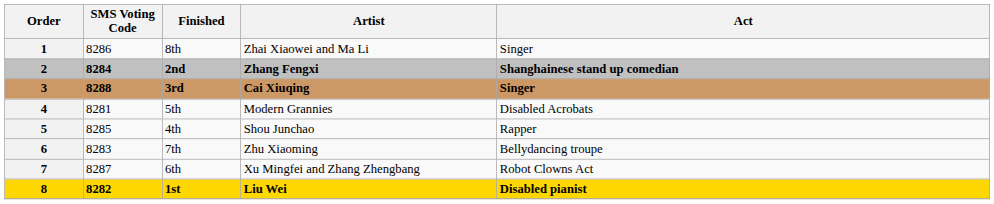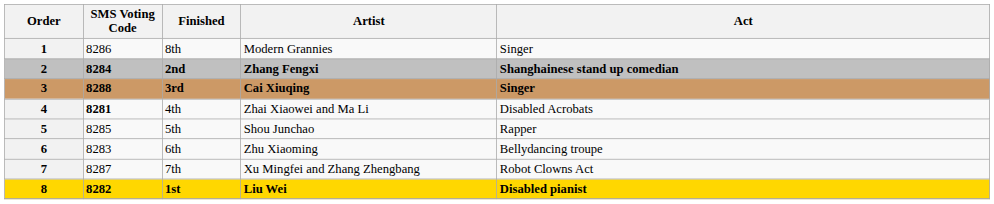(306, 48) Zhai Xiaowei and Ma Li -> (288, 48) Modern Grannies
(99, 108) normal -> (99, 108) bold
(173, 108) 5th -> (173, 108) 4th
(288, 108) Modern Grannies -> (306, 108) Zhai Xiaowei and Ma Li
(173, 128) 4th -> (173, 128) 5th
(173, 149) 7th -> (173, 149) 6th
(173, 169) 6th -> (173, 169) 7th
